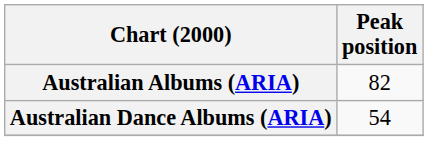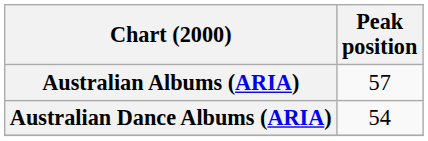(380, 82) 82 -> (380, 82) 57
